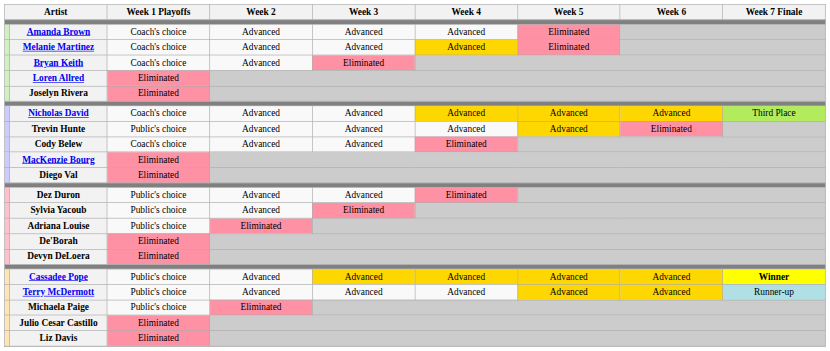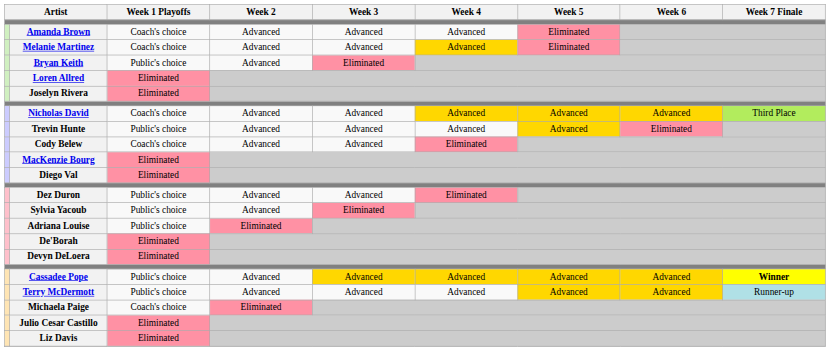(158, 63) Coach's choice -> (158, 63) Public's choice
(158, 308) Public's choice -> (158, 308) Coach's choice
